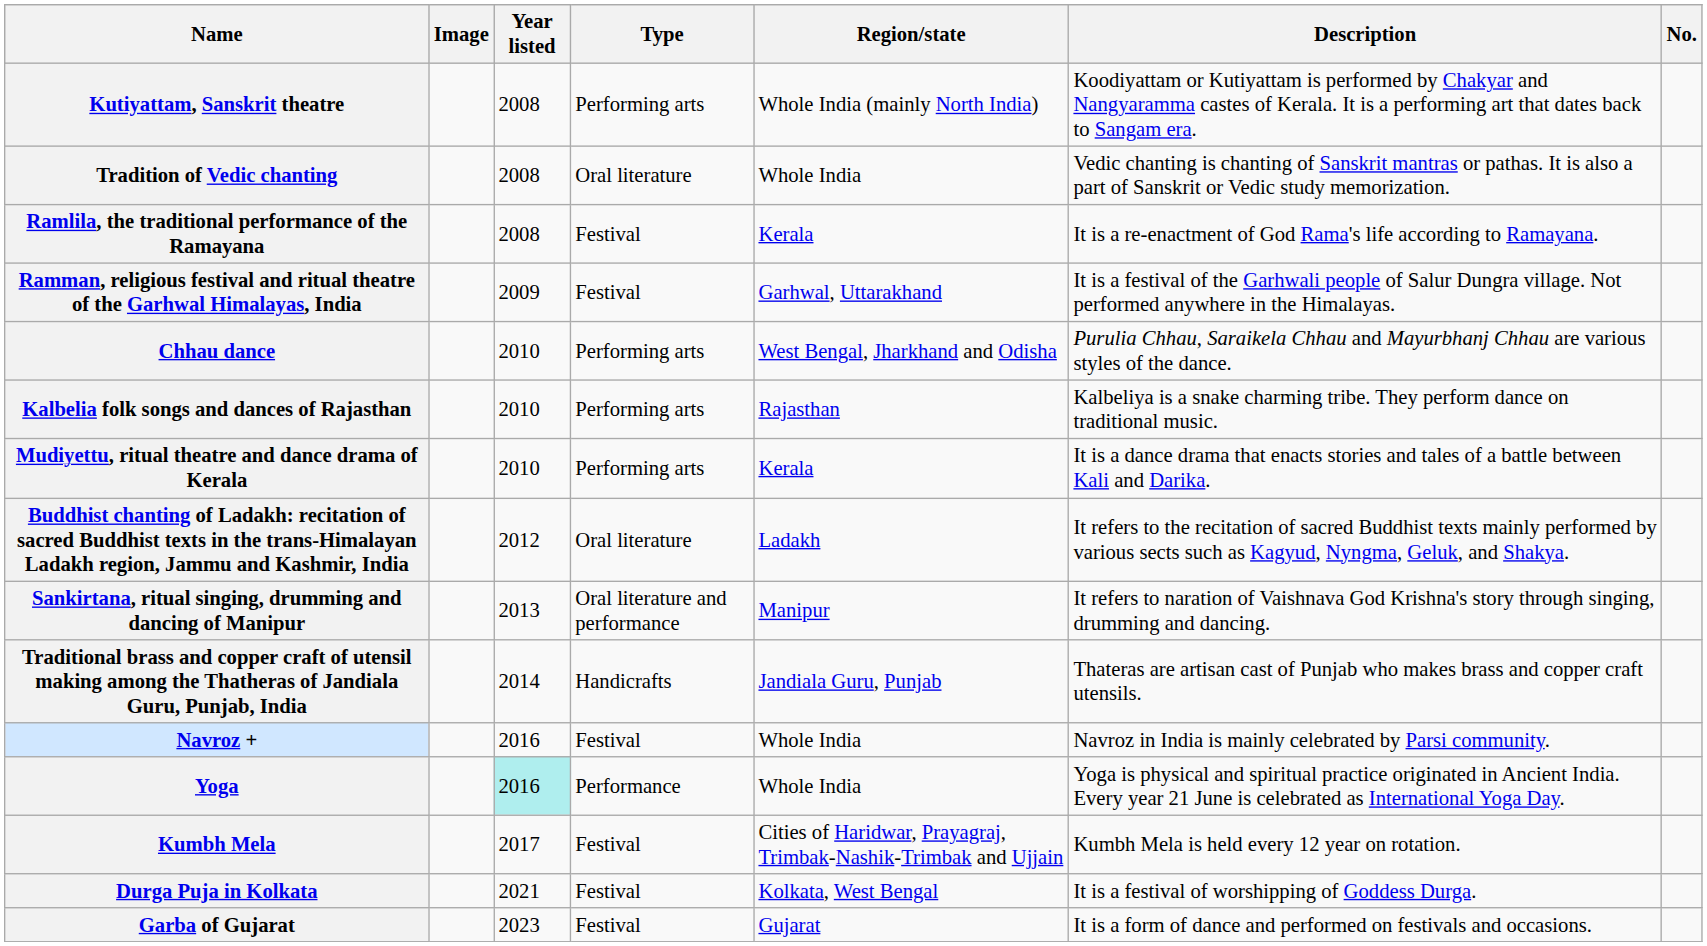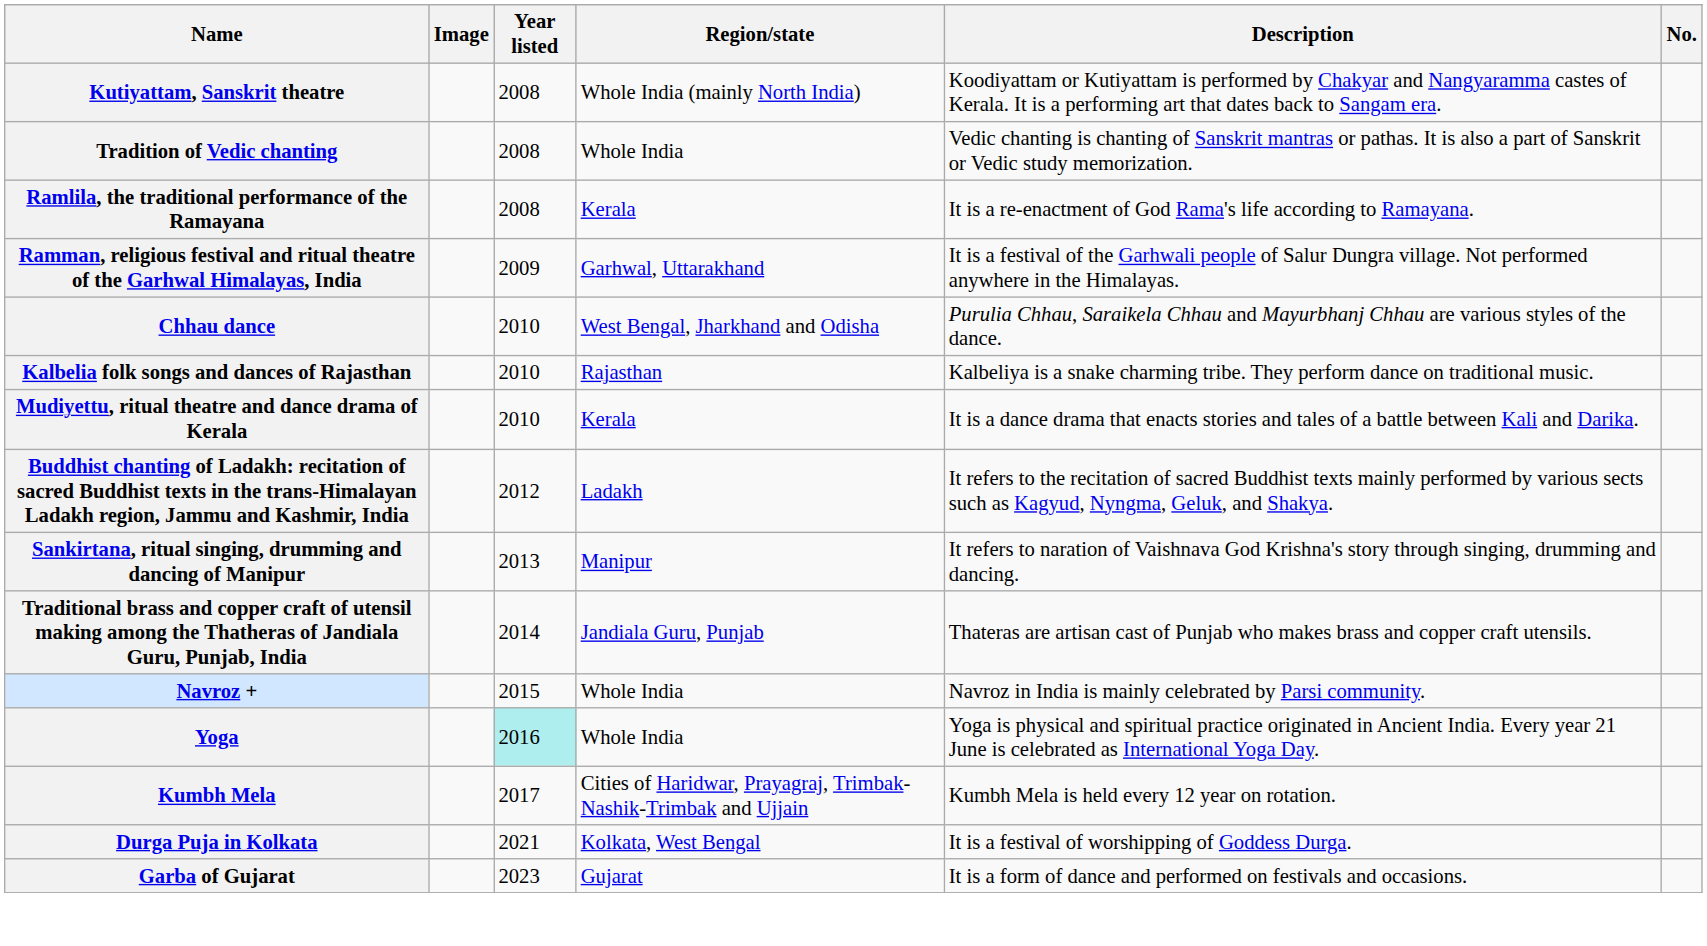- column: (662, 33)
(519, 739) 2016 -> (519, 690) 2015
